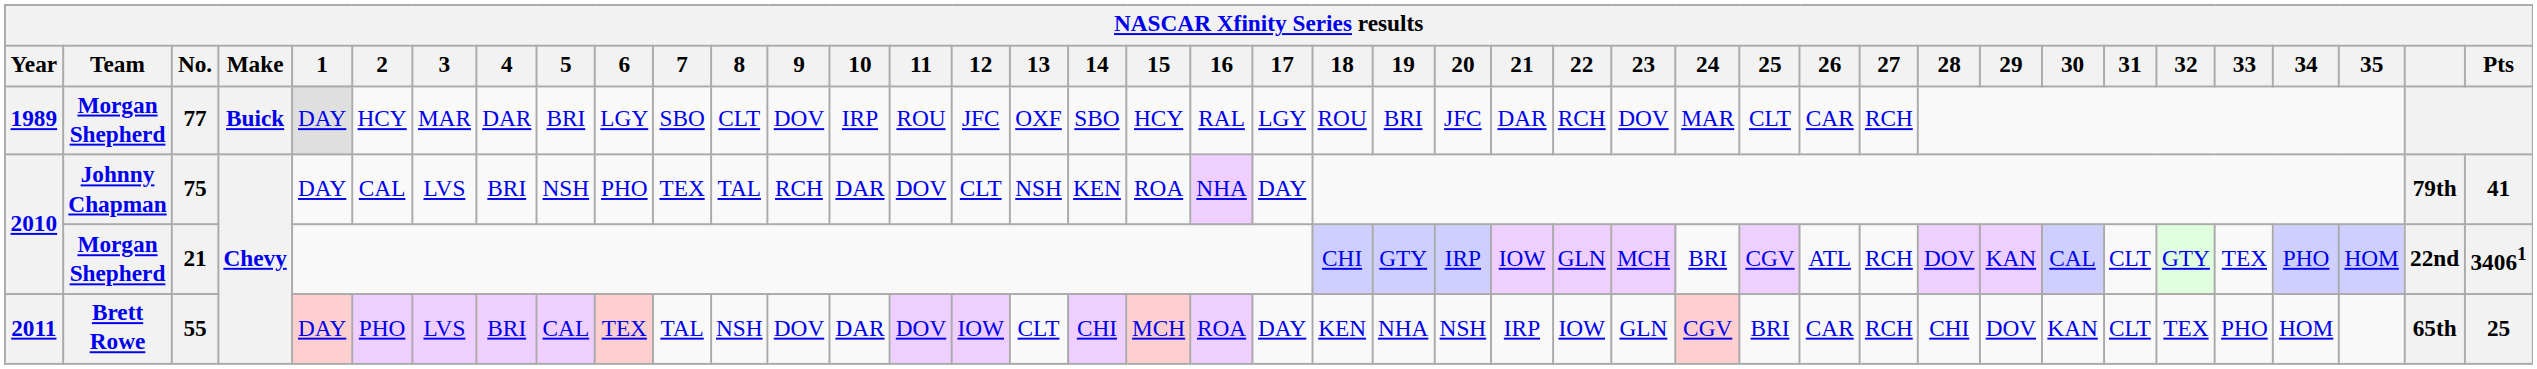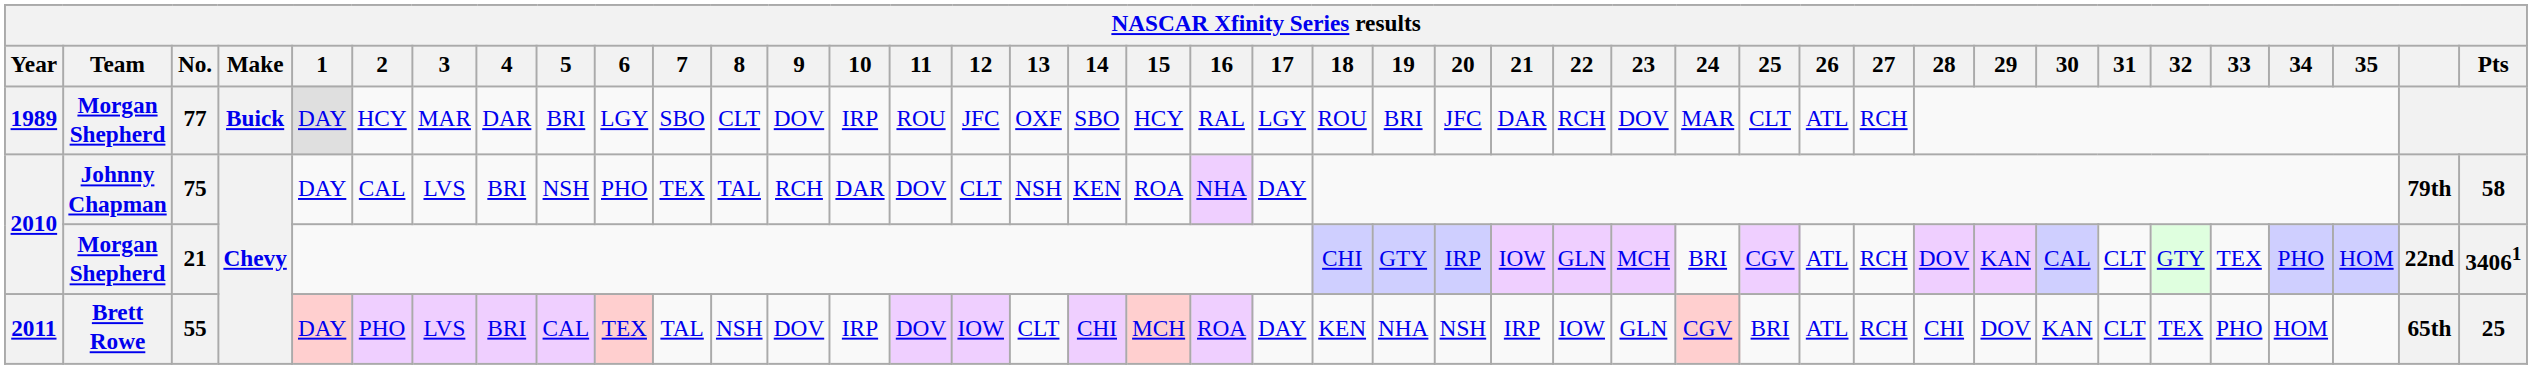(1830, 119) CAR -> (1827, 119) ATL
(2499, 189) 41 -> (2493, 189) 58
(860, 328) DAR -> (860, 328) IRP
(1830, 328) CAR -> (1827, 328) ATL
